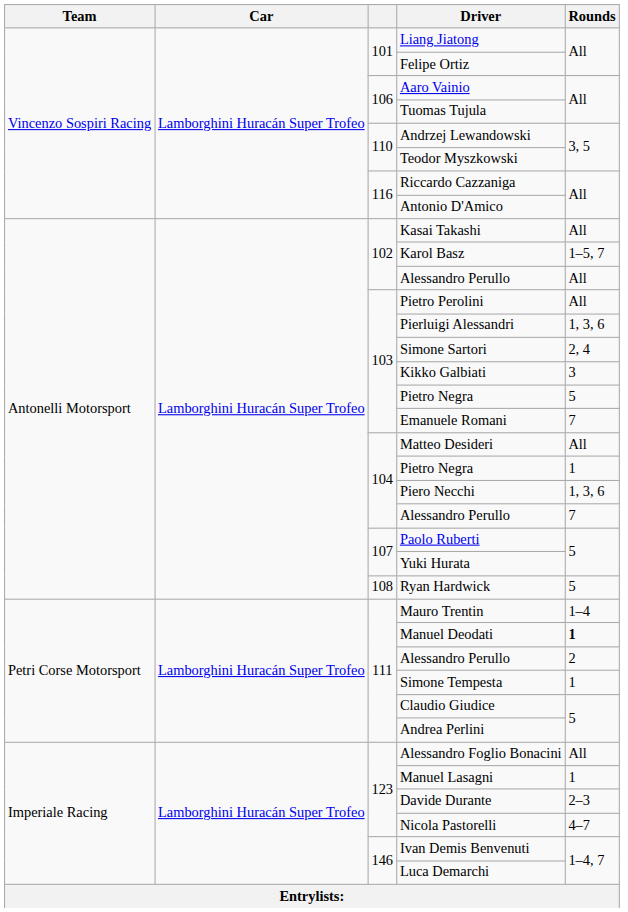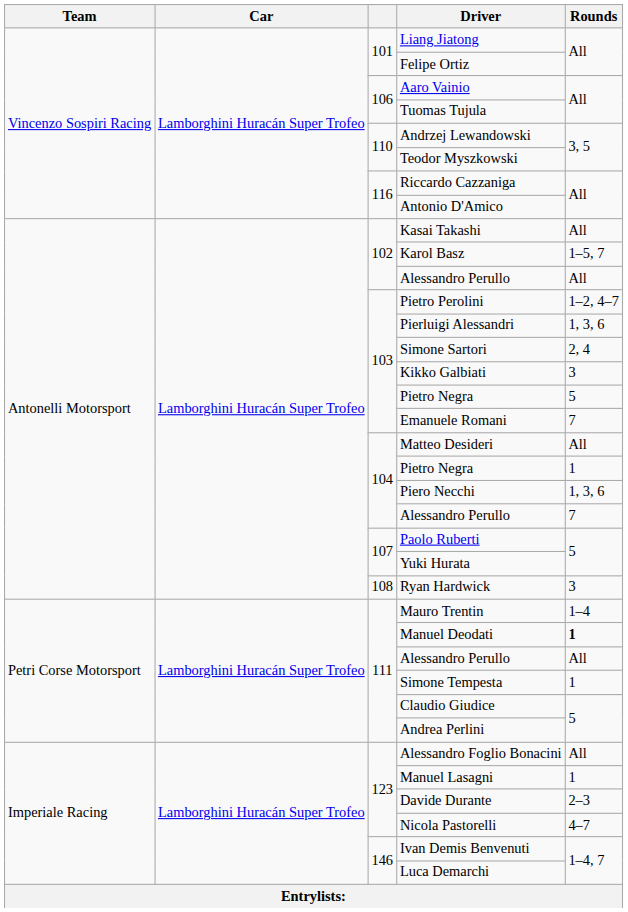(578, 301) All -> (594, 301) 1–2, 4–7
(572, 586) 5 -> (572, 586) 3
(572, 658) 2 -> (578, 658) All
